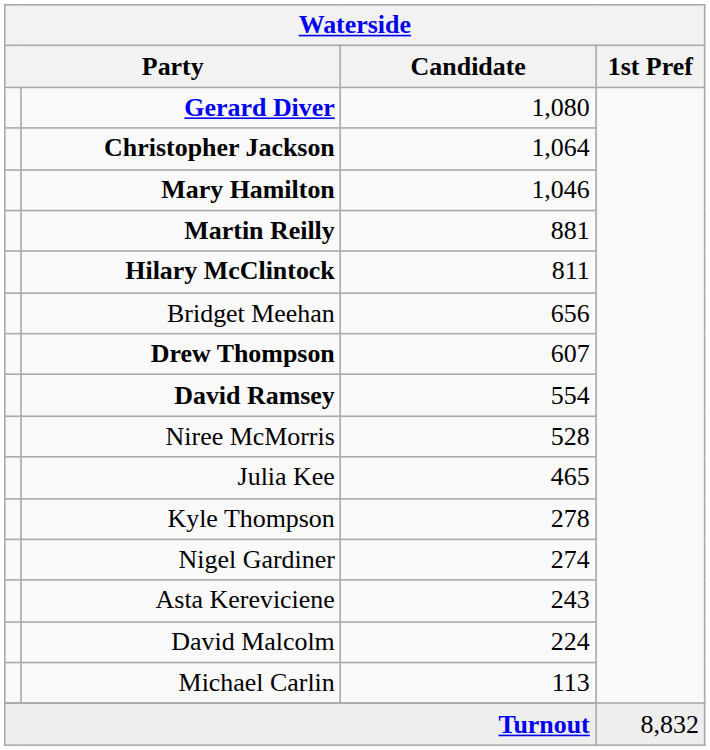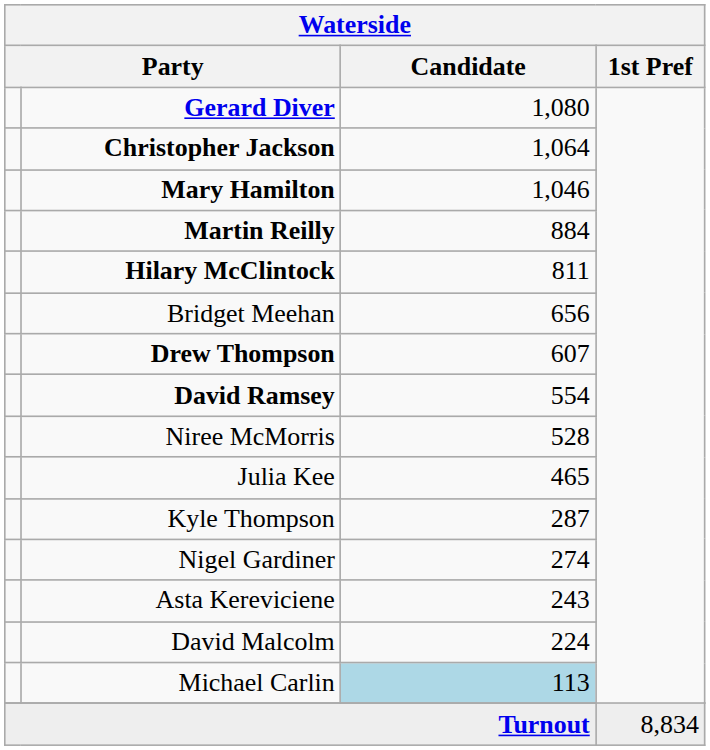(570, 230) 881 -> (570, 230) 884
(570, 518) 278 -> (570, 518) 287
(571, 682) no background -> (571, 682) lightblue background
(670, 723) 8,832 -> (670, 723) 8,834
